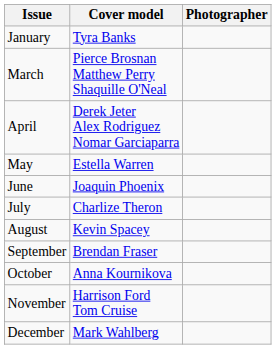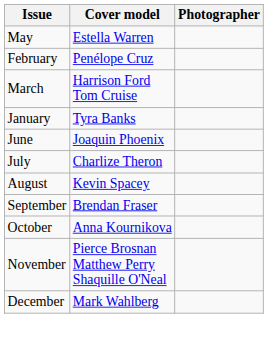rows swapped: (29, 37) <-> (20, 164)
+ row: (32, 59)
(120, 74) Pierce Brosnan Matthew Perry Shaquille O'Neal -> (112, 88) Harrison Ford Tom Cruise
- row: (22, 127)
(112, 303) Harrison Ford Tom Cruise -> (120, 264) Pierce Brosnan Matthew Perry Shaquille O'Neal
